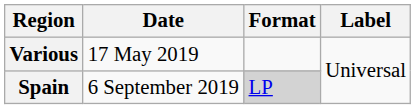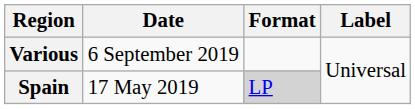(143, 53) 17 May 2019 -> (163, 53) 6 September 2019
(163, 86) 6 September 2019 -> (143, 86) 17 May 2019
